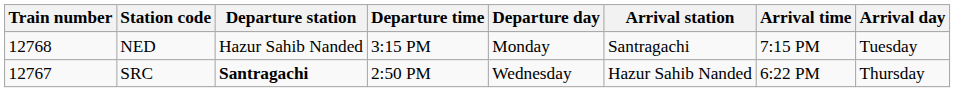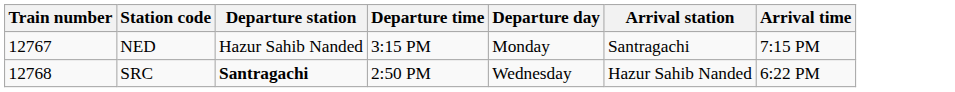- column: (902, 18)
(30, 45) 12768 -> (30, 45) 12767
(30, 73) 12767 -> (30, 73) 12768
